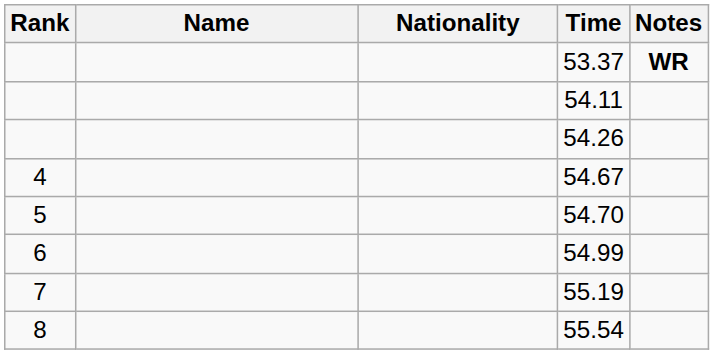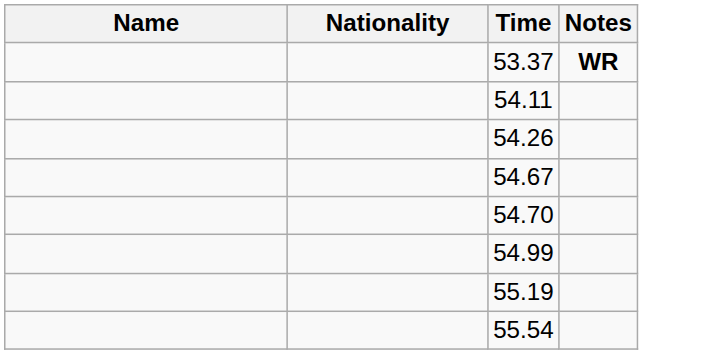- column: (40, 23)
